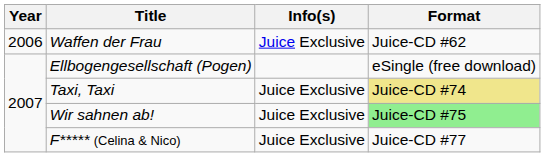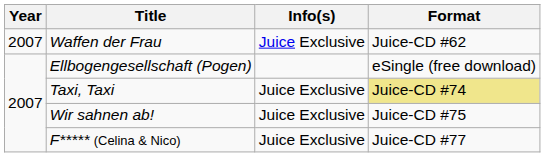(25, 41) 2006 -> (25, 41) 2007
(419, 115) lightgreen background -> (419, 115) no background
